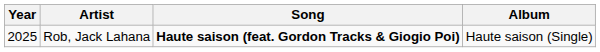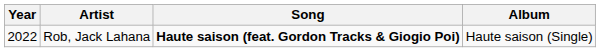(22, 36) 2025 -> (22, 36) 2022
